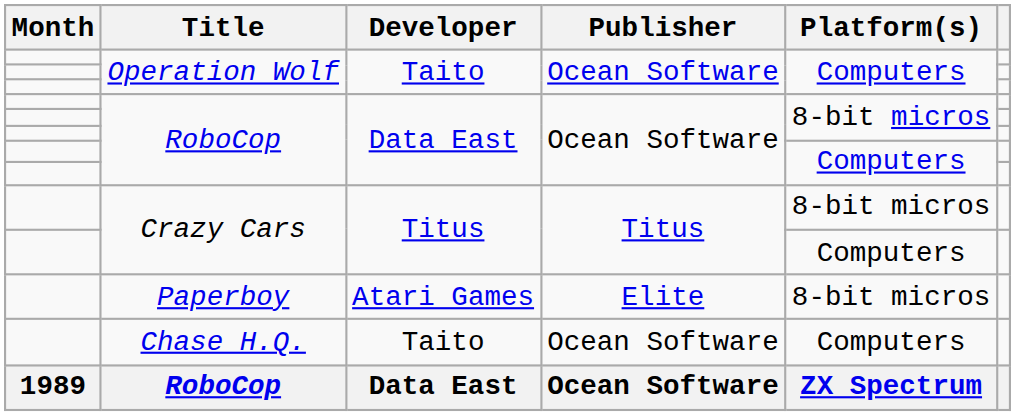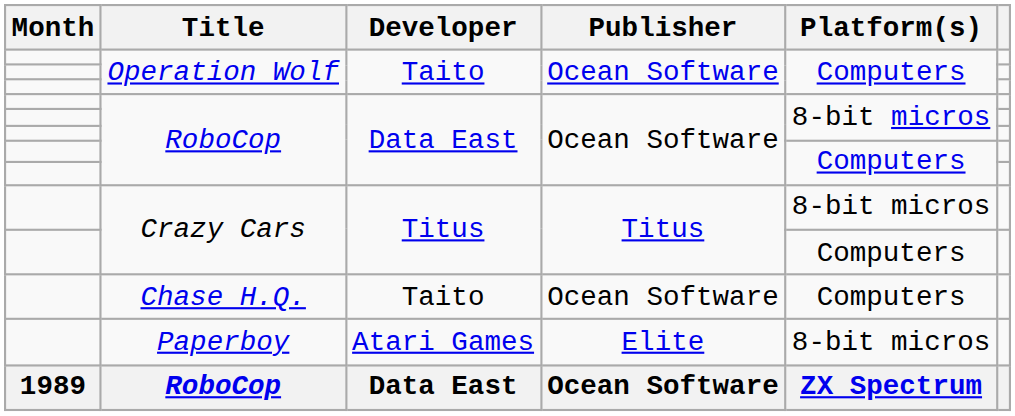rows swapped: (223, 297) <-> (223, 342)
